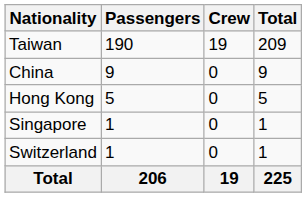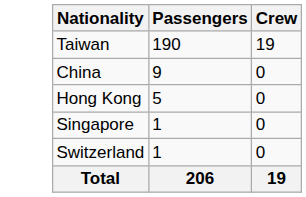- column: (278, 18)
